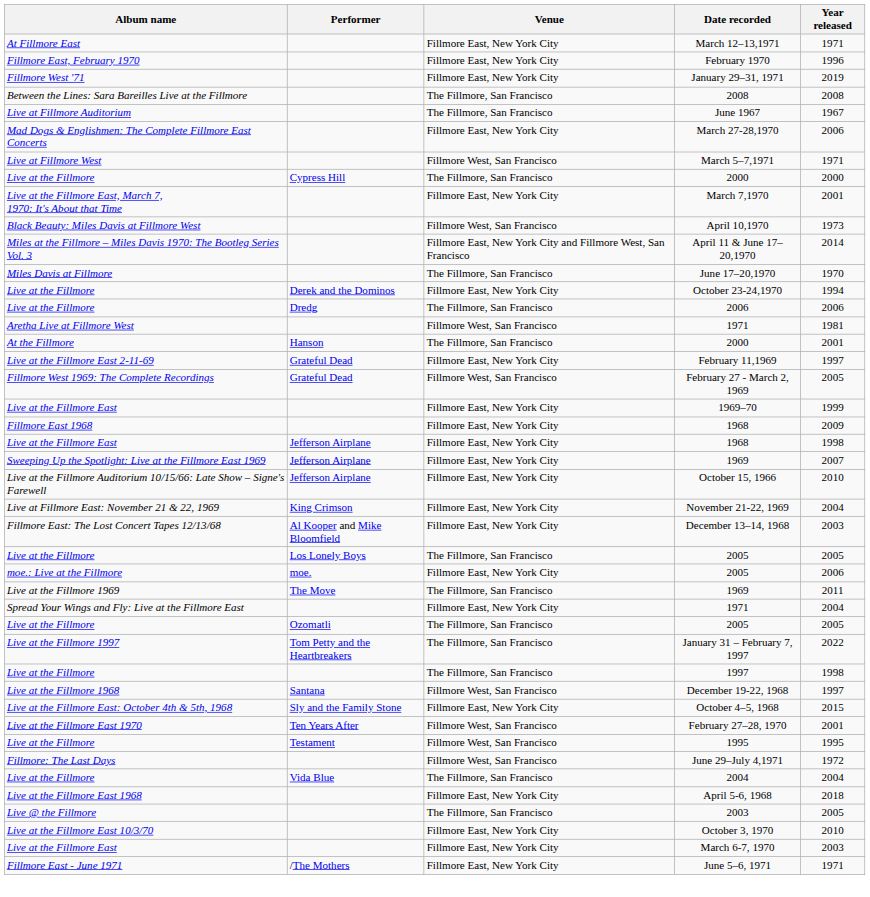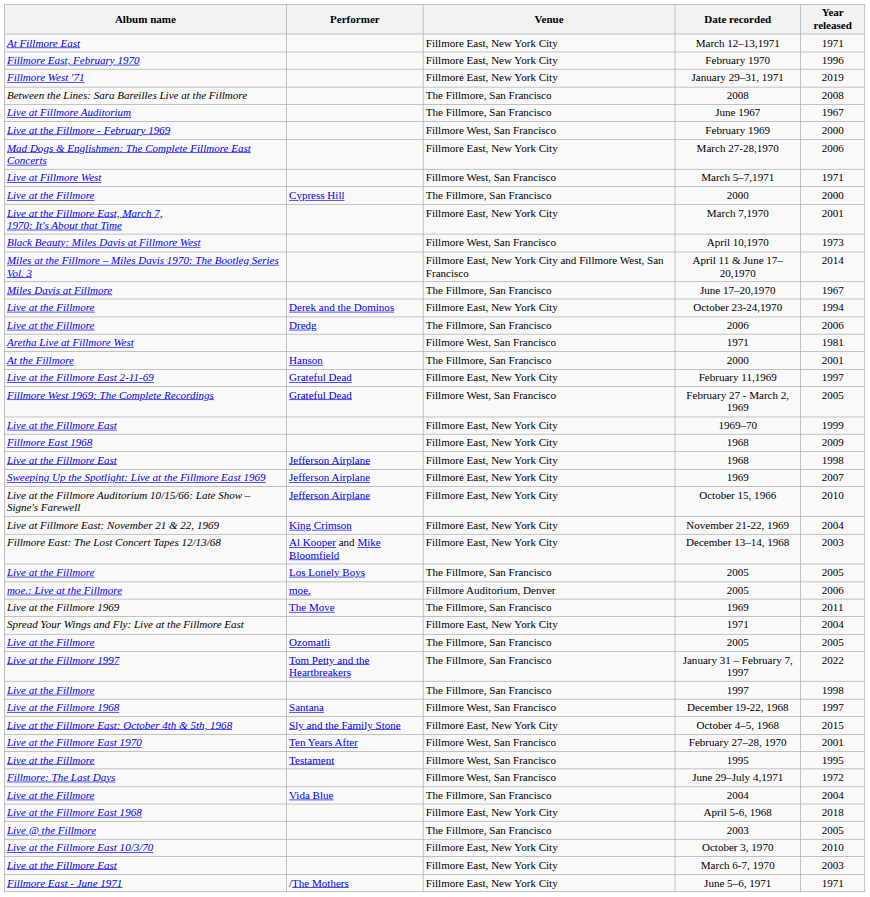+ row: (89, 130)
(833, 273) 1970 -> (833, 290) 1967
(493, 572) Fillmore East, New York City -> (491, 590) Fillmore Auditorium, Denver
